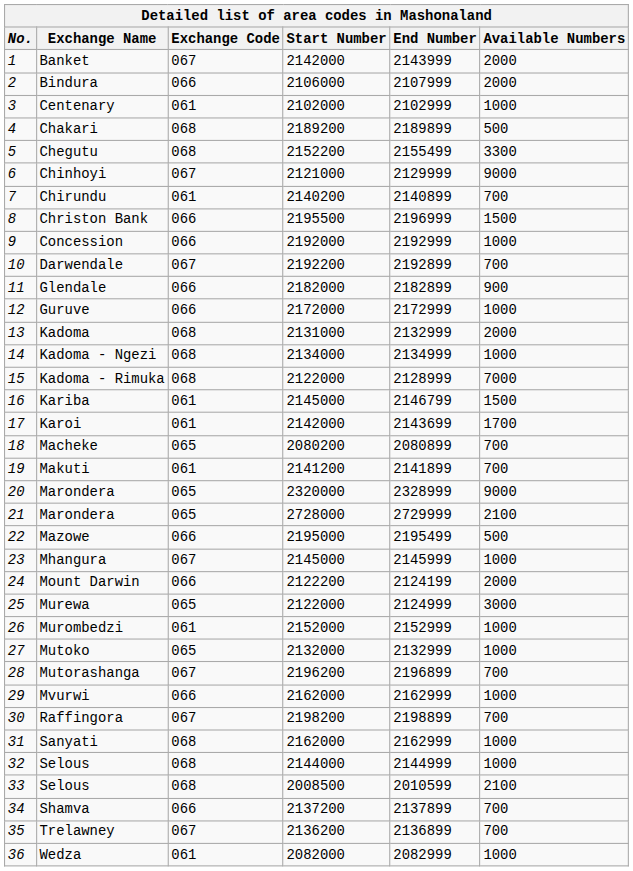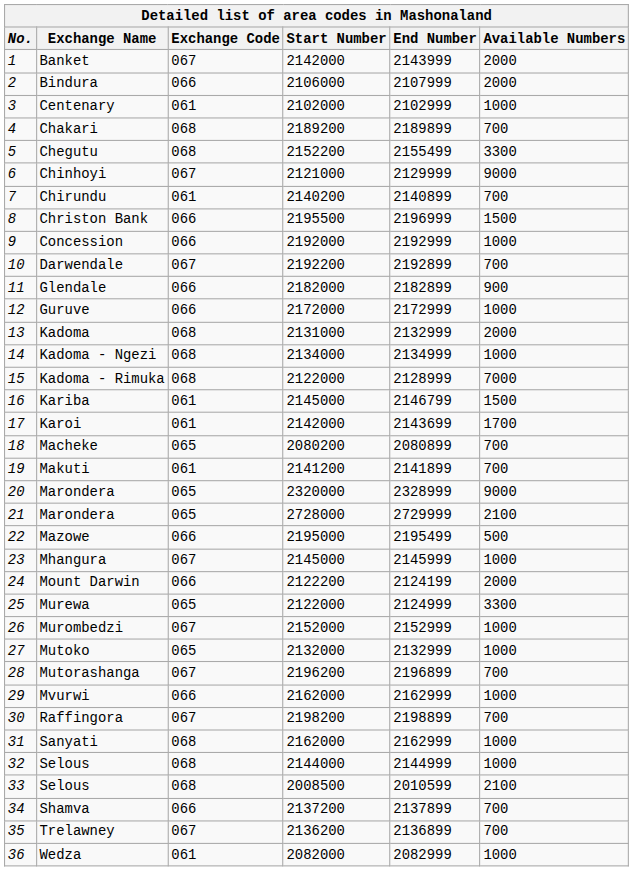(496, 129) 500 -> (496, 129) 700
(500, 605) 3000 -> (500, 605) 3300
(184, 628) 061 -> (184, 628) 067
